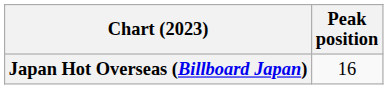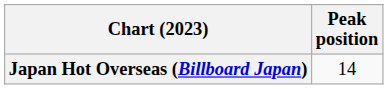(347, 68) 16 -> (347, 68) 14
